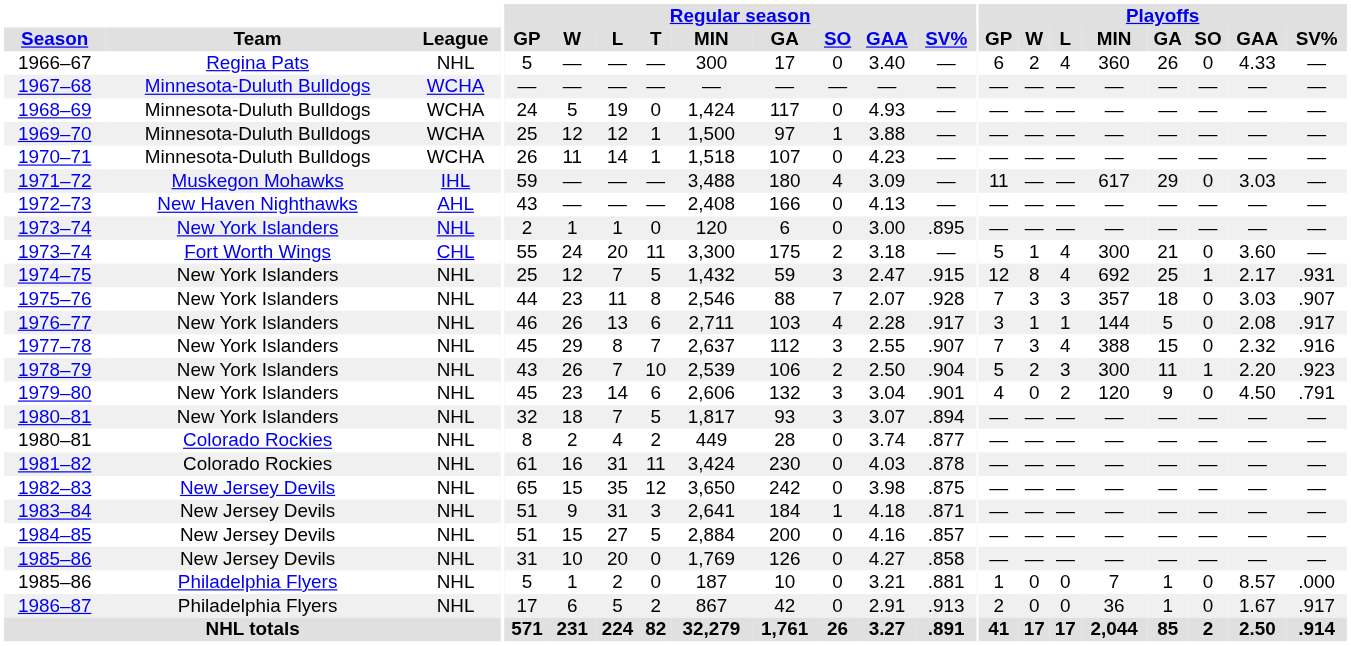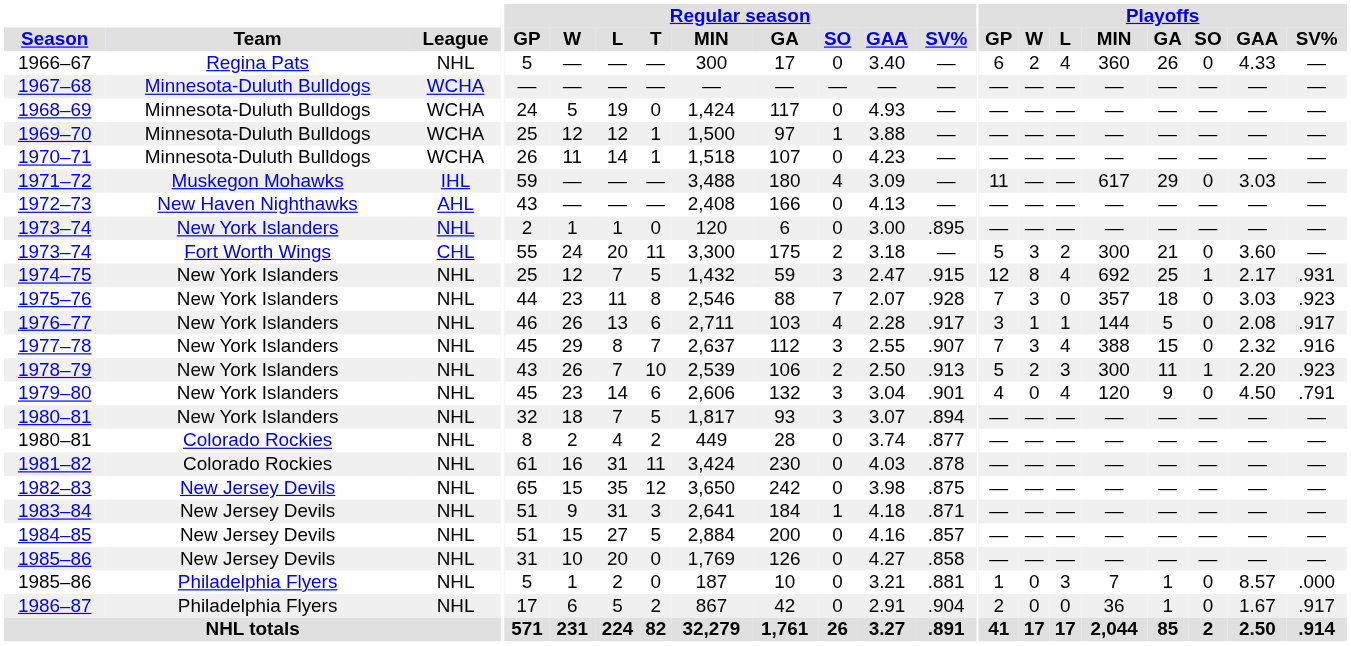(1034, 251) 1 -> (1034, 251) 3
(1065, 251) 4 -> (1065, 251) 2
(1065, 298) 3 -> (1065, 298) 0
(1317, 298) .907 -> (1317, 298) .923
(946, 369) .904 -> (946, 369) .913
(1065, 393) 2 -> (1065, 393) 4
(1065, 582) 0 -> (1065, 582) 3
(946, 605) .913 -> (946, 605) .904
